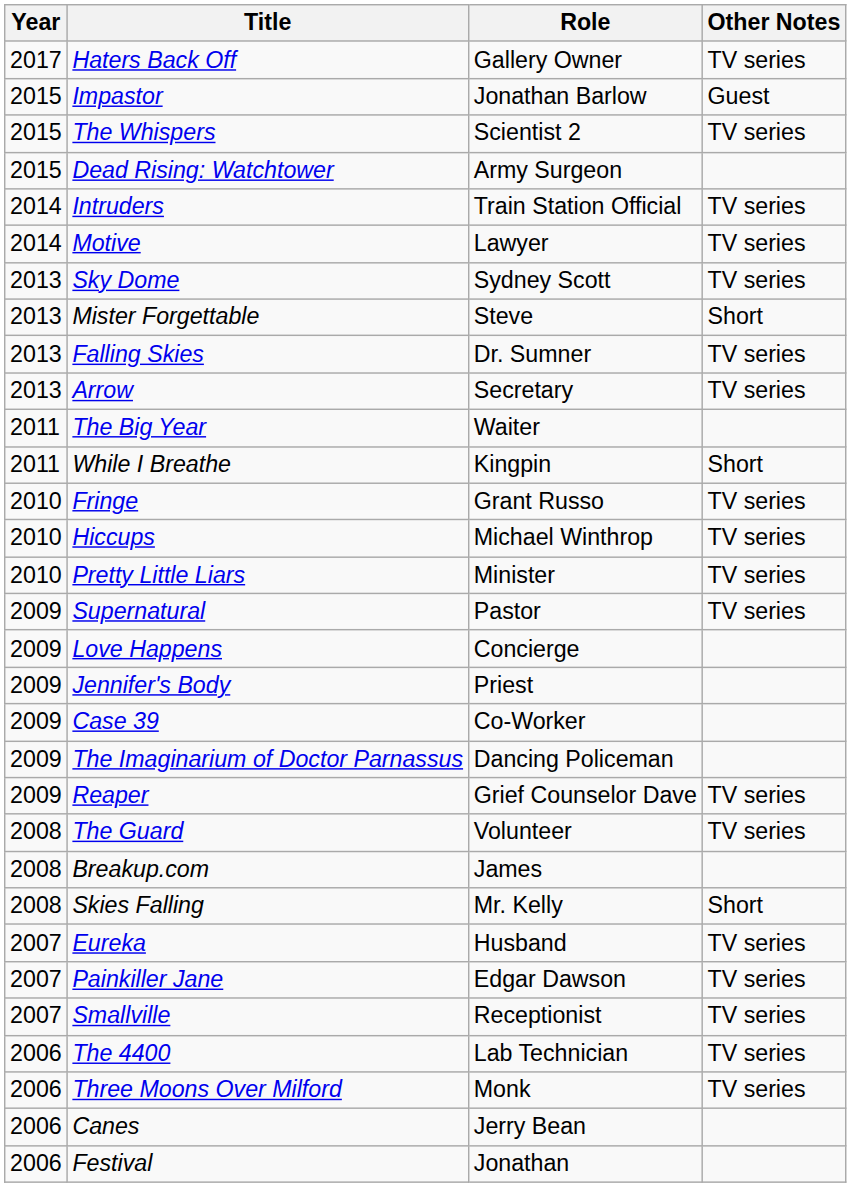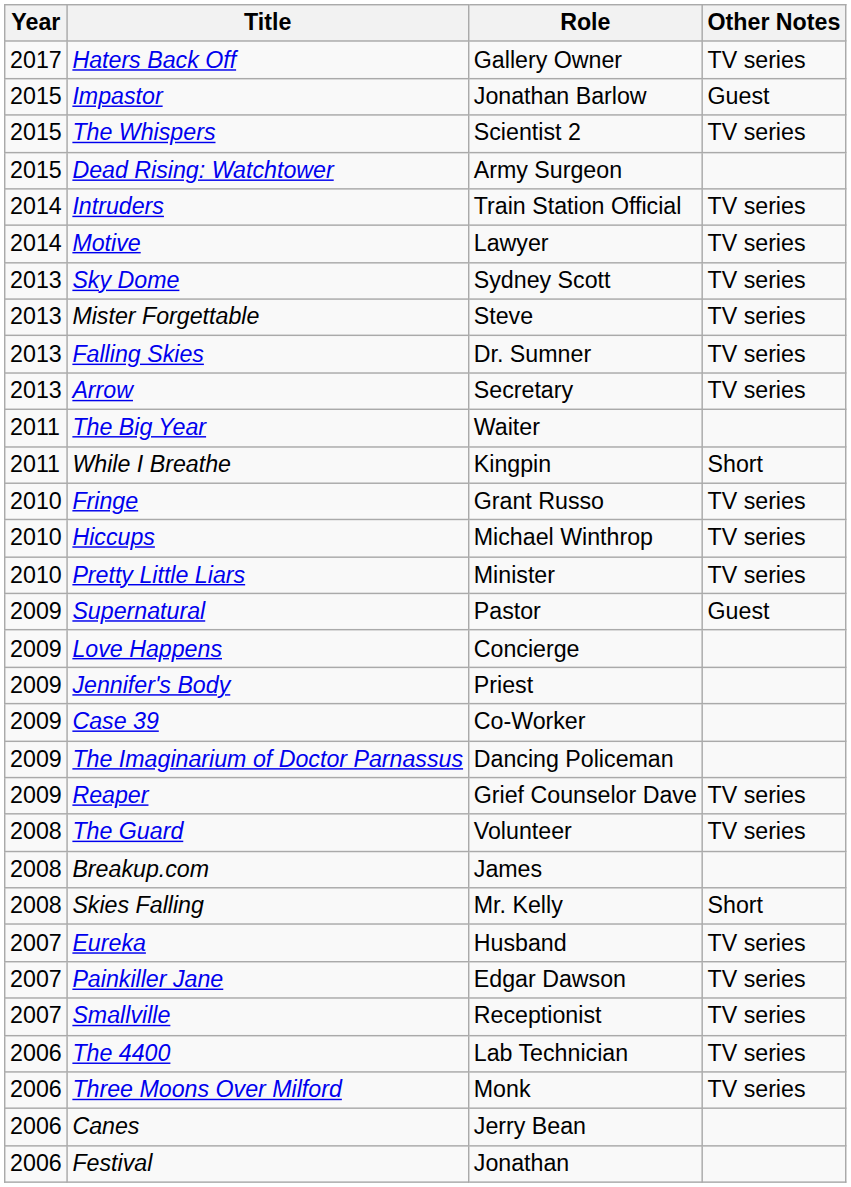(735, 317) Short -> (757, 317) TV series
(757, 611) TV series -> (738, 611) Guest
